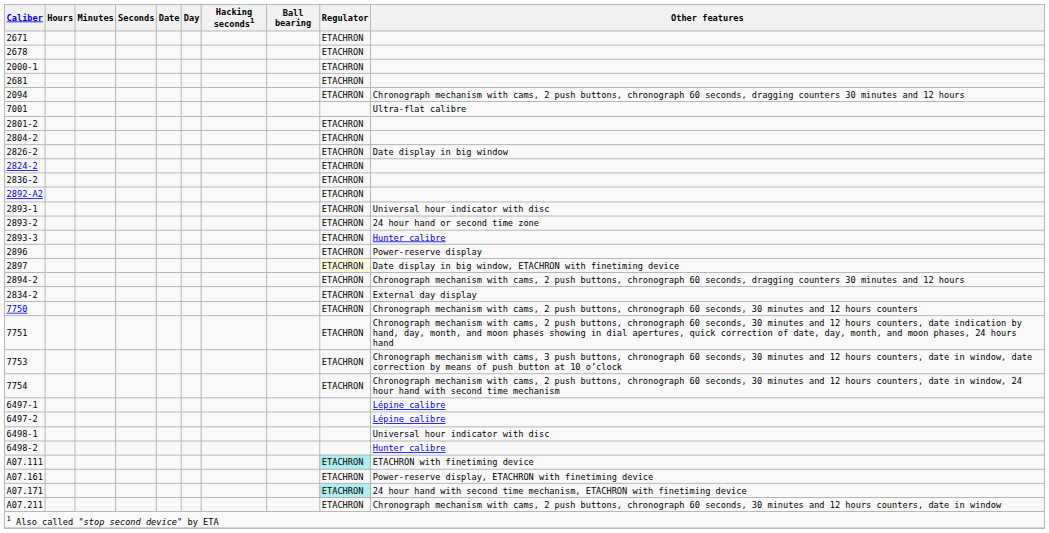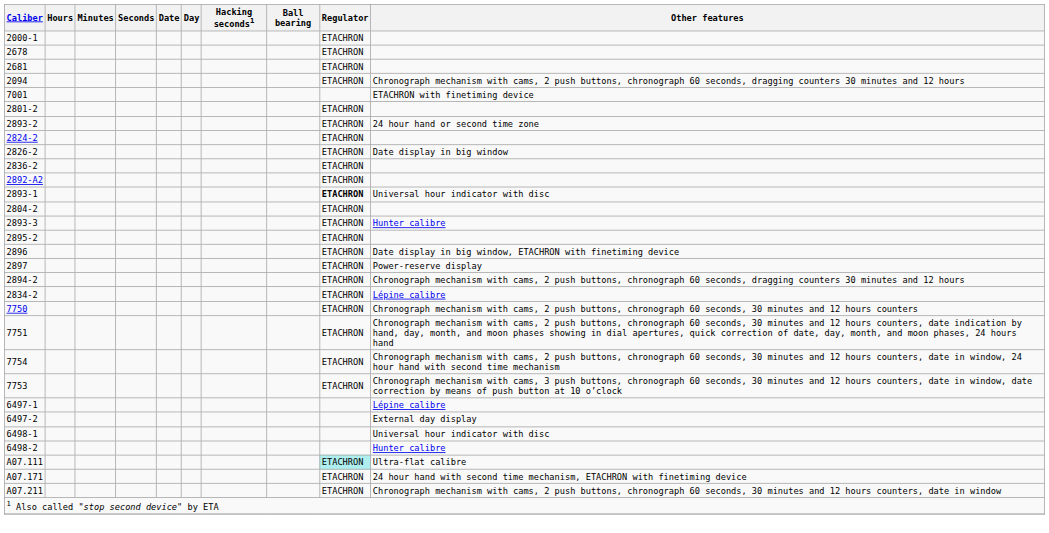- row: (17, 38)
rows swapped: (17, 52) <-> (22, 67)
(420, 109) Ultra-flat calibre -> (453, 95) ETACHRON with finetiming device
rows swapped: (22, 138) <-> (22, 223)
rows swapped: (22, 166) <-> (22, 152)
(343, 209) normal -> (343, 195) bold
+ row: (22, 238)
(427, 252) Power-reserve display -> (526, 252) Date display in big window, ETACHRON with finetiming device
(343, 266) lightyellow background -> (343, 266) no background
(526, 266) Date display in big window, ETACHRON with finetiming device -> (427, 266) Power-reserve display
(425, 294) External day display -> (409, 294) Lépine calibre
rows swapped: (17, 362) <-> (17, 386)
(409, 420) Lépine calibre -> (425, 420) External day display
(453, 462) ETACHRON with finetiming device -> (420, 462) Ultra-flat calibre
- row: (25, 477)
(343, 491) paleturquoise background -> (343, 477) no background
